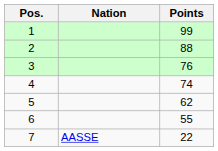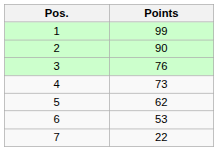- column: (109, 13)
(187, 48) 88 -> (161, 48) 90
(187, 84) 74 -> (161, 84) 73
(187, 119) 55 -> (161, 119) 53
